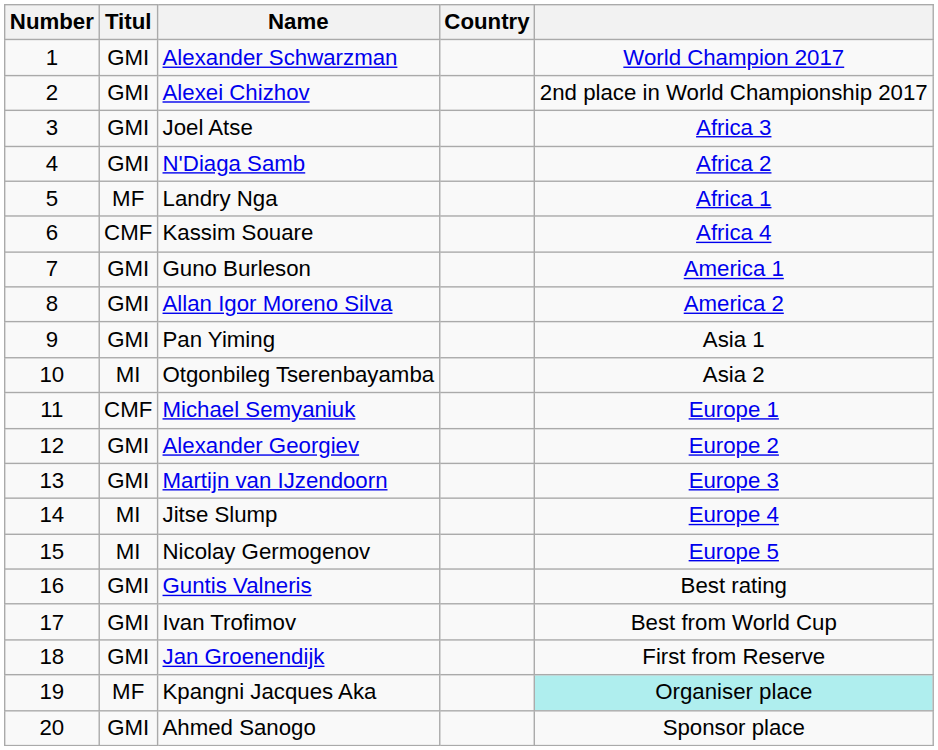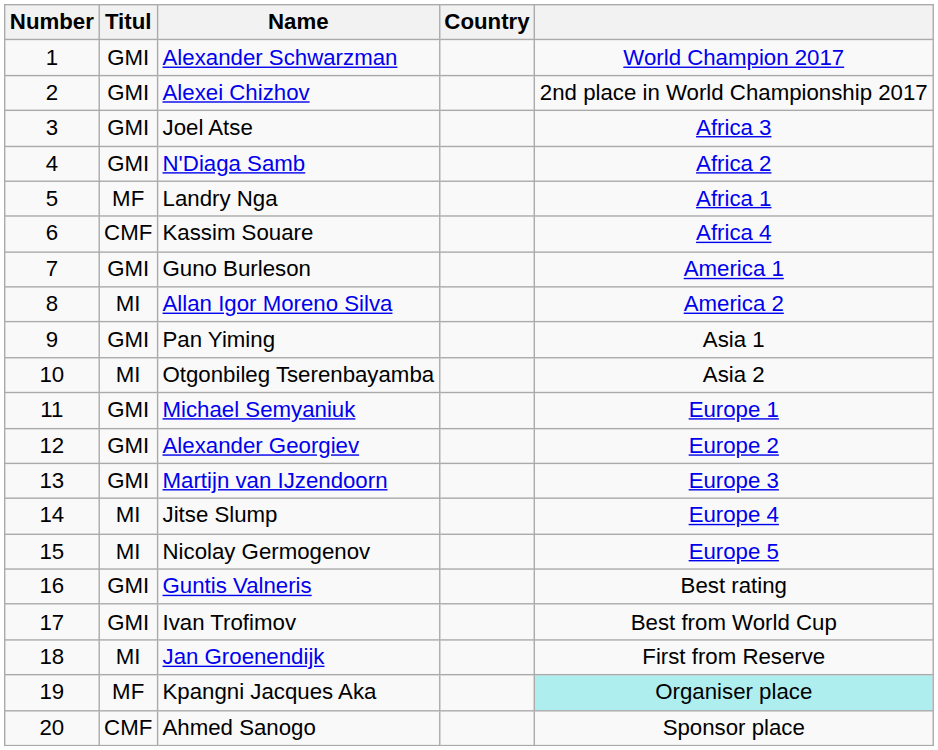(128, 304) GMI -> (128, 304) MI
(128, 410) CMF -> (128, 410) GMI
(128, 657) GMI -> (128, 657) MI
(128, 727) GMI -> (128, 727) CMF
